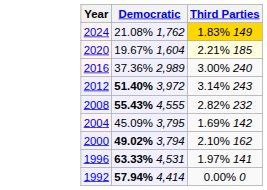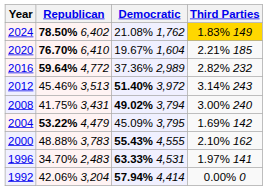+ column: (74, 14)
(225, 50) lightyellow background -> (225, 50) no background
(225, 68) 3.00% 240 -> (225, 68) 2.82% 232
(149, 104) 55.43% 4,555 -> (149, 104) 49.02% 3,794
(225, 104) 2.82% 232 -> (225, 104) 3.00% 240
(149, 140) 49.02% 3,794 -> (149, 140) 55.43% 4,555
